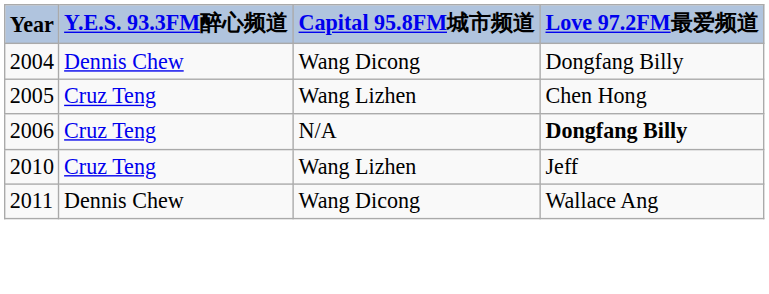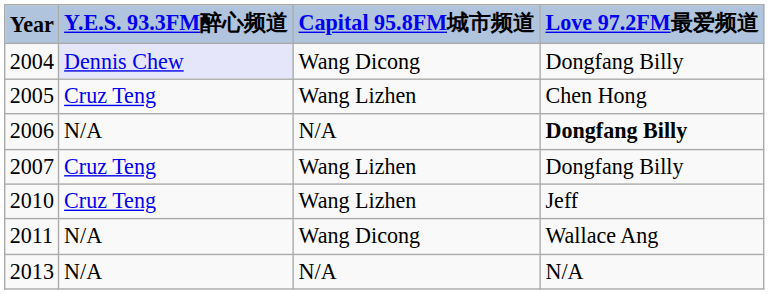(124, 61) no background -> (124, 61) lavender background
(110, 131) Cruz Teng -> (83, 131) N/A
+ row: (32, 166)
(124, 201) Dennis Chew -> (83, 236) N/A
+ row: (32, 271)
